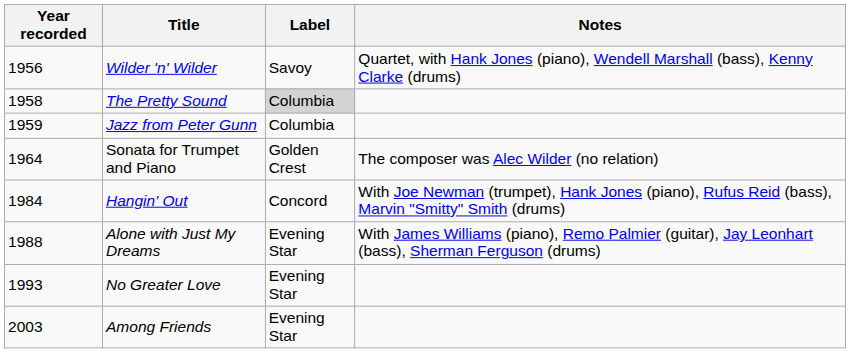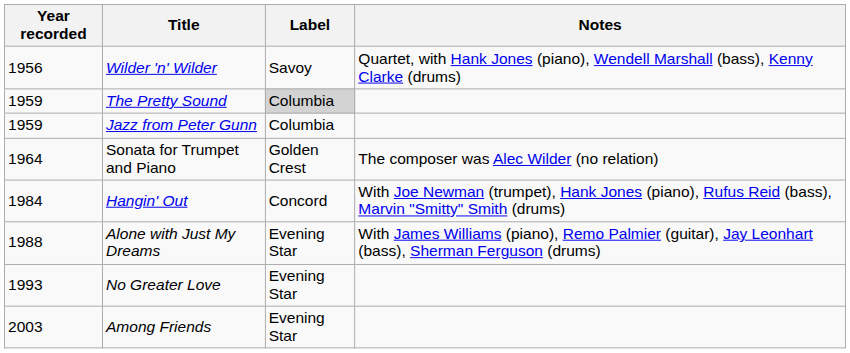(25, 100) 1958 -> (25, 100) 1959
